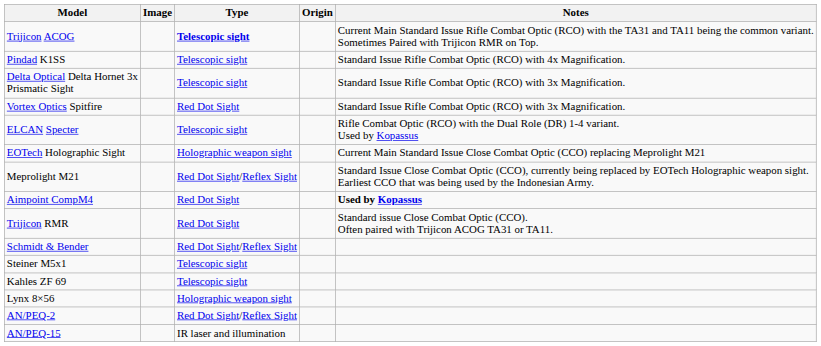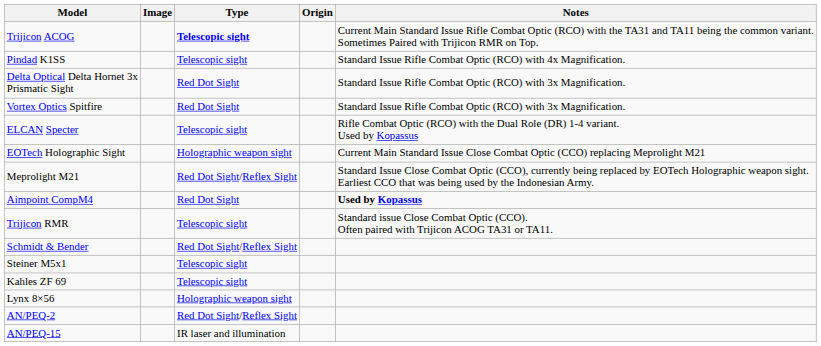(212, 83) Telescopic sight -> (208, 83) Red Dot Sight
(208, 223) Red Dot Sight -> (212, 223) Telescopic sight
